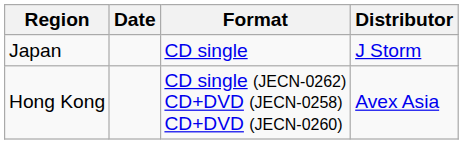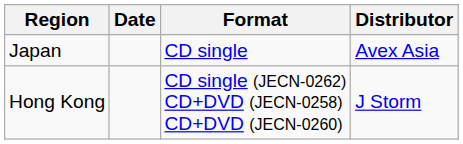(388, 50) J Storm -> (397, 50) Avex Asia
(397, 102) Avex Asia -> (388, 102) J Storm
